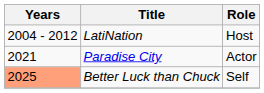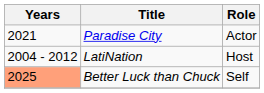rows swapped: (113, 35) <-> (123, 56)
